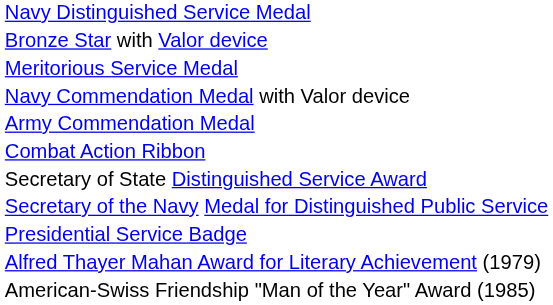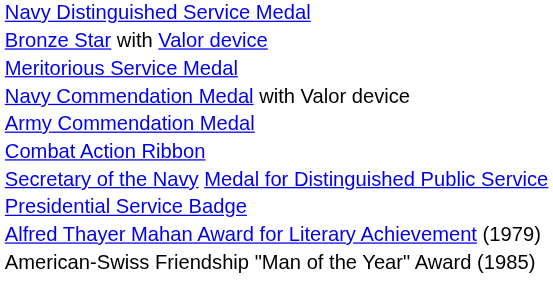- row: (216, 179)
